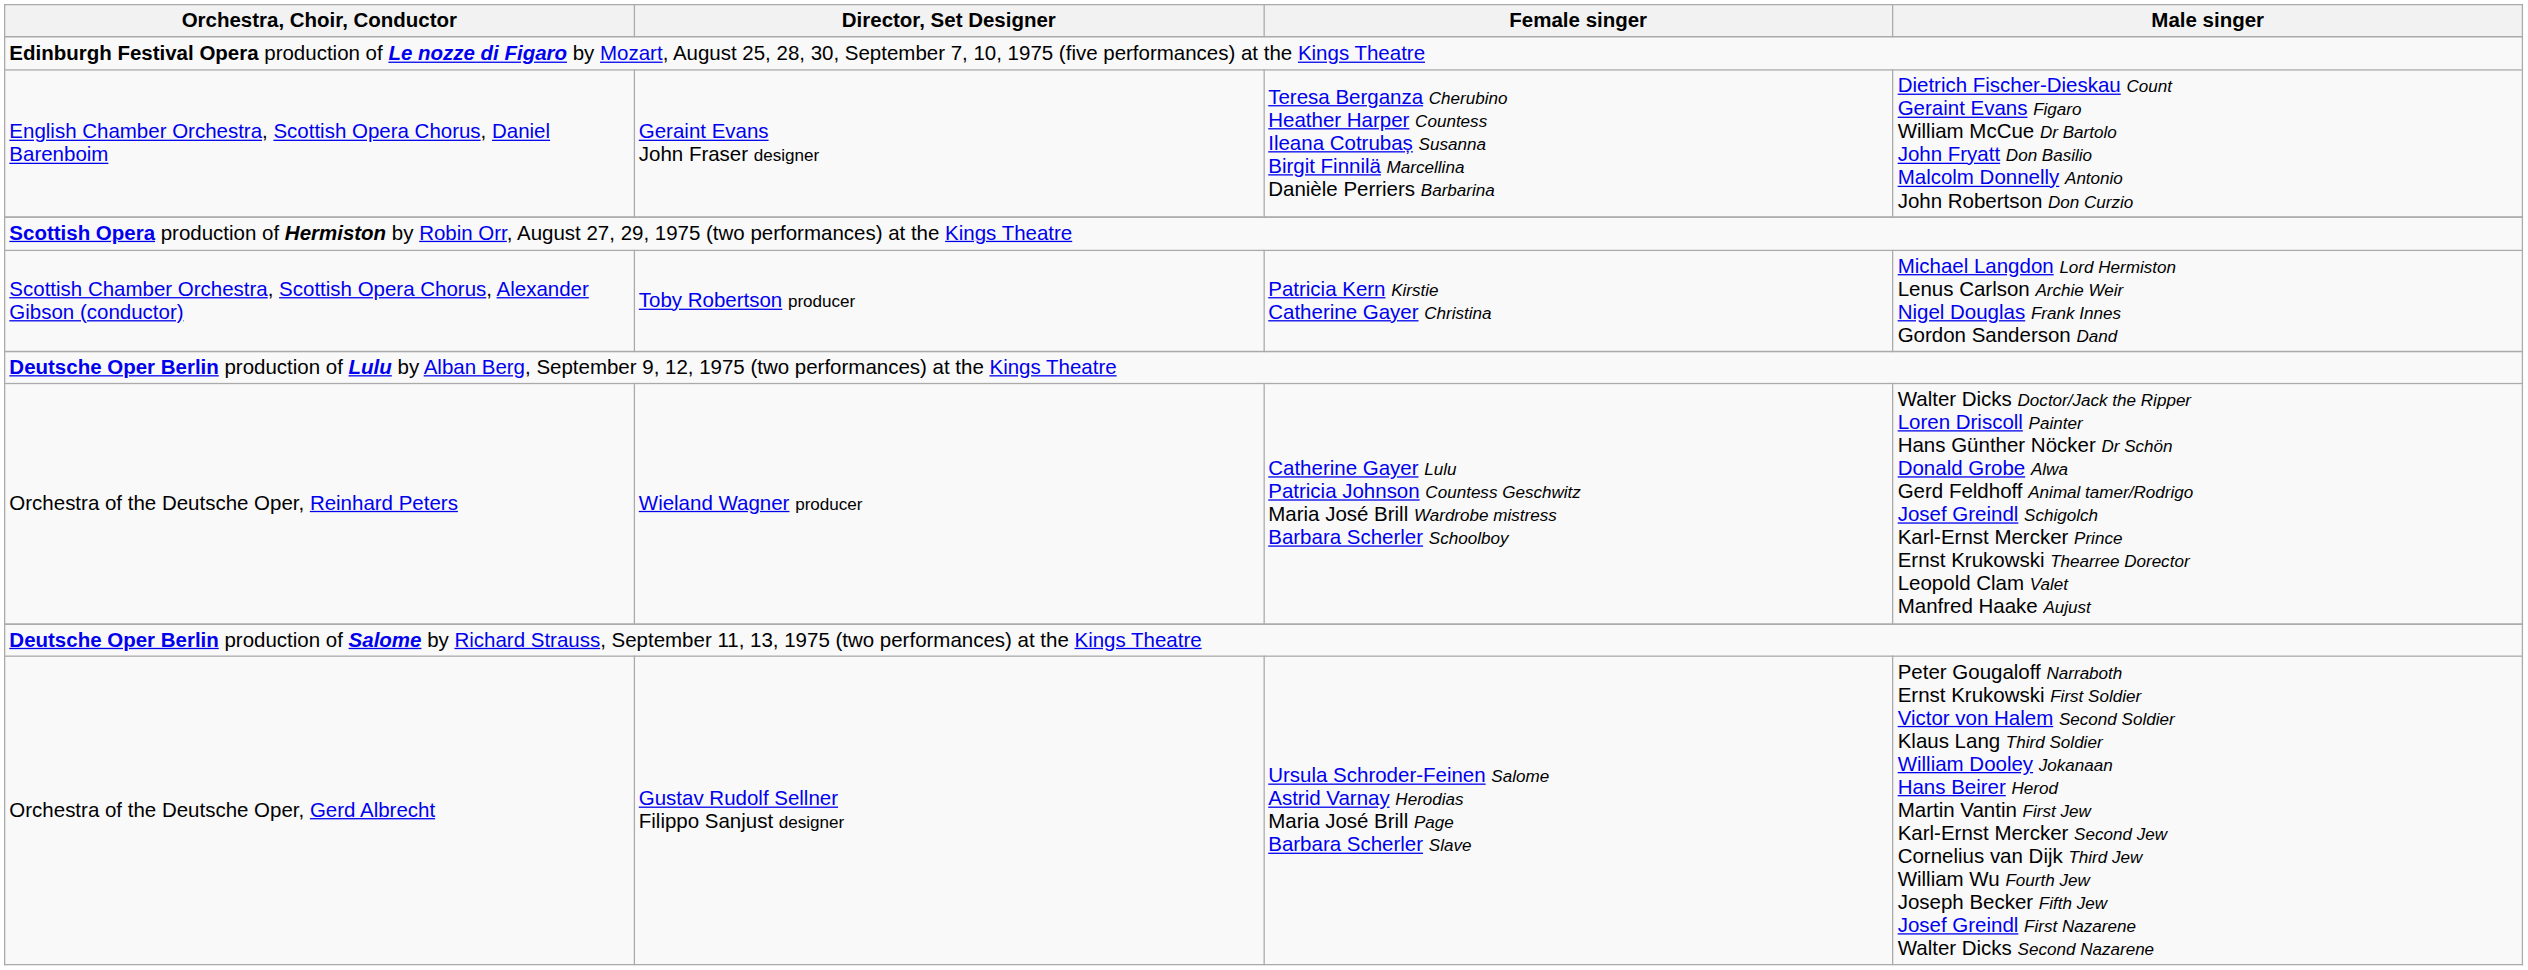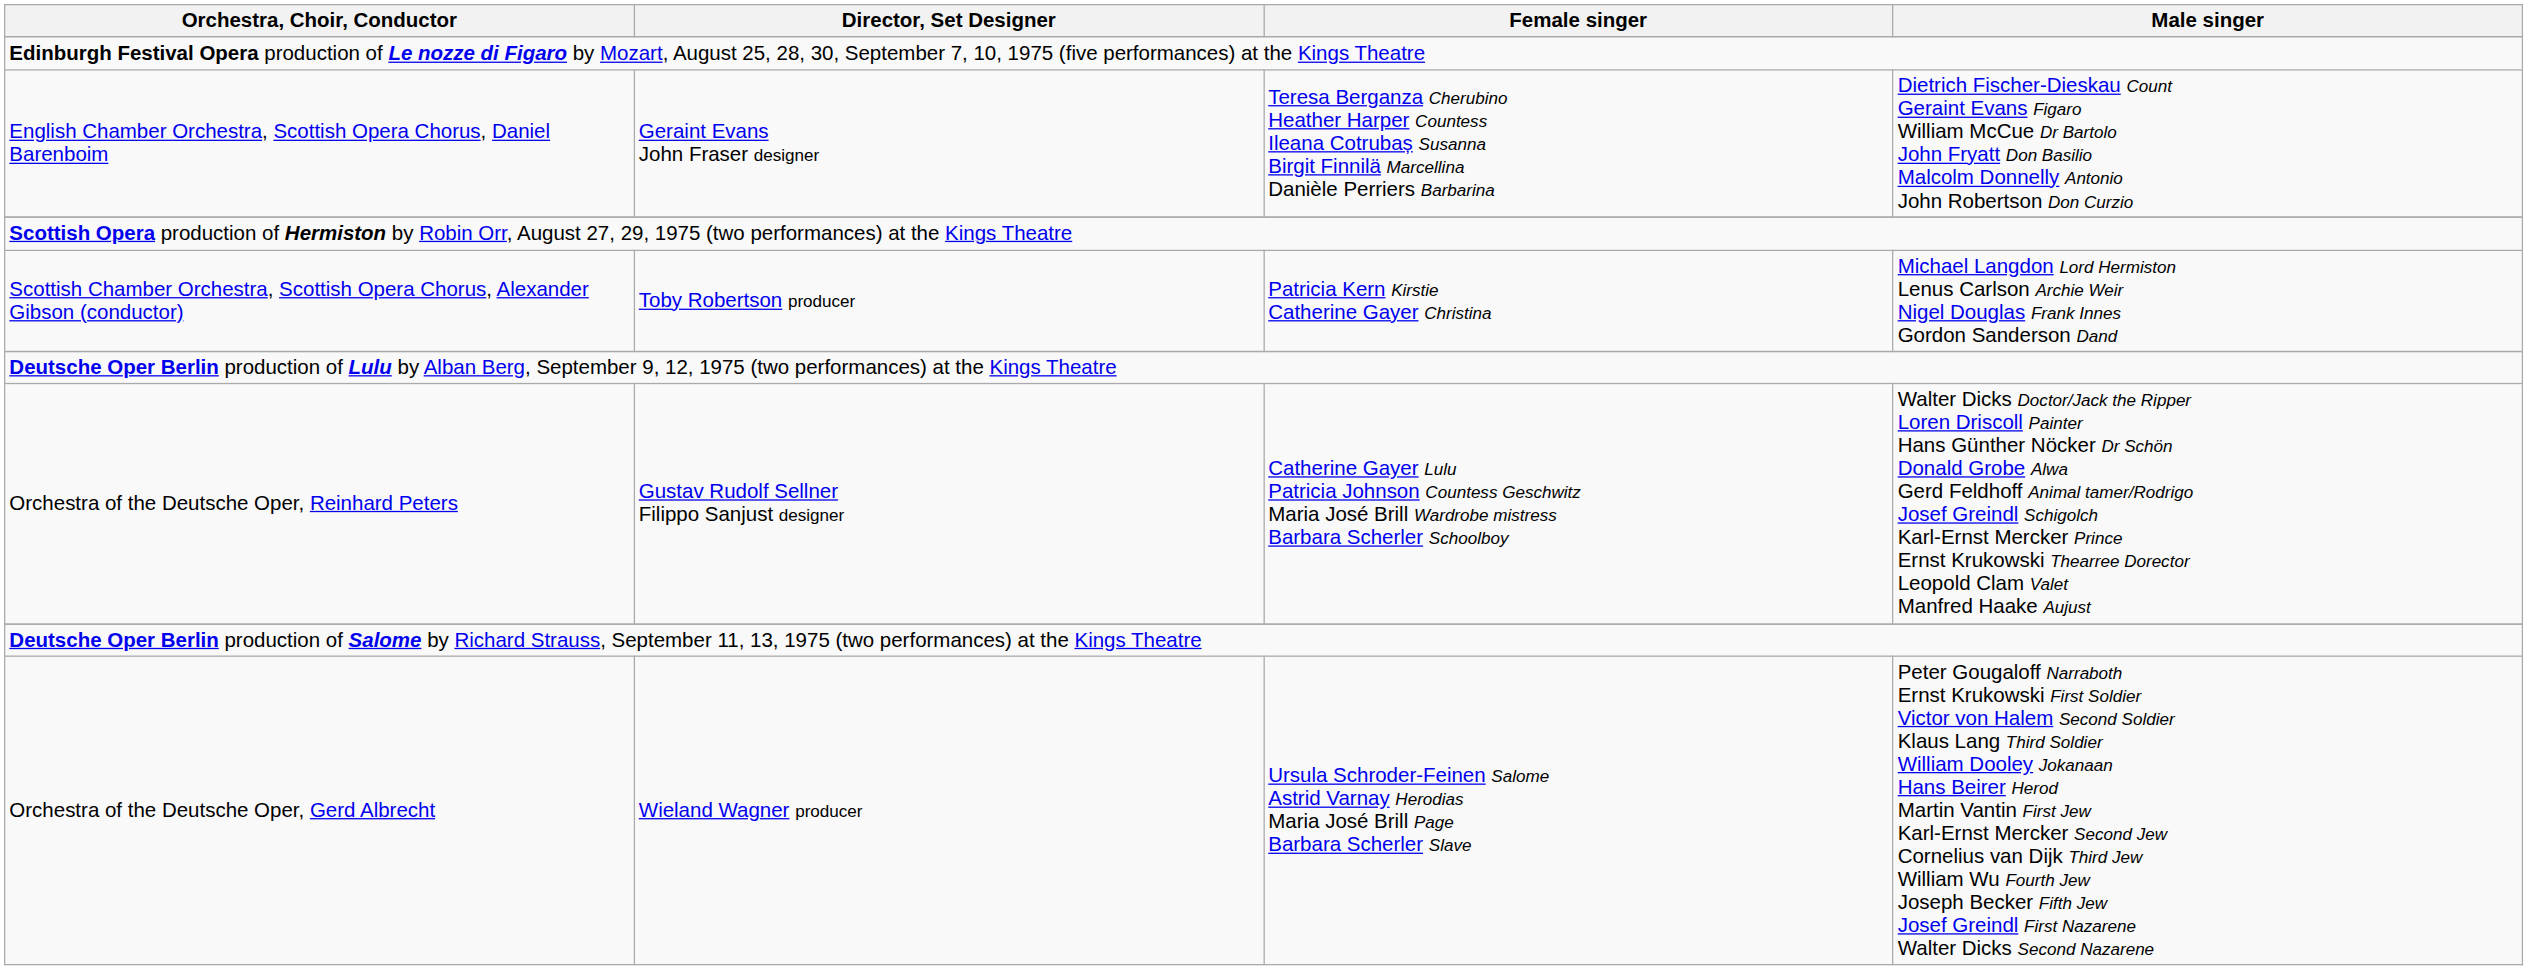(751, 503) Wieland Wagner producer -> (742, 503) Gustav Rudolf Sellner Filippo Sanjust designer
(742, 810) Gustav Rudolf Sellner Filippo Sanjust designer -> (751, 810) Wieland Wagner producer
